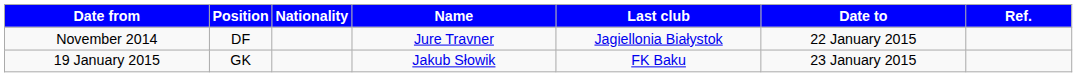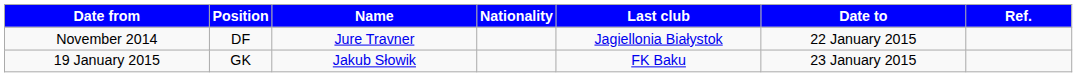columns swapped: (312, 16) <-> (454, 16)
